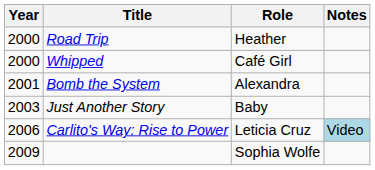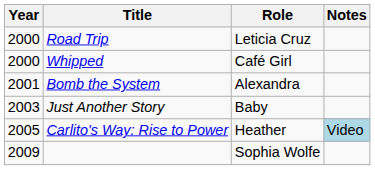(260, 38) Heather -> (273, 38) Leticia Cruz
(24, 130) 2006 -> (24, 130) 2005
(273, 130) Leticia Cruz -> (260, 130) Heather
